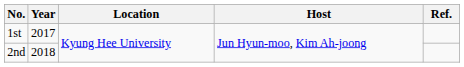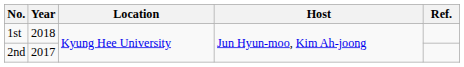(43, 33) 2017 -> (43, 33) 2018
(43, 52) 2018 -> (43, 52) 2017
